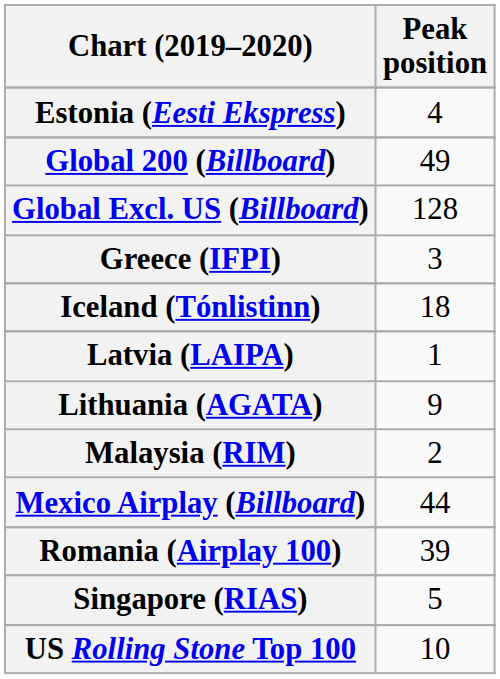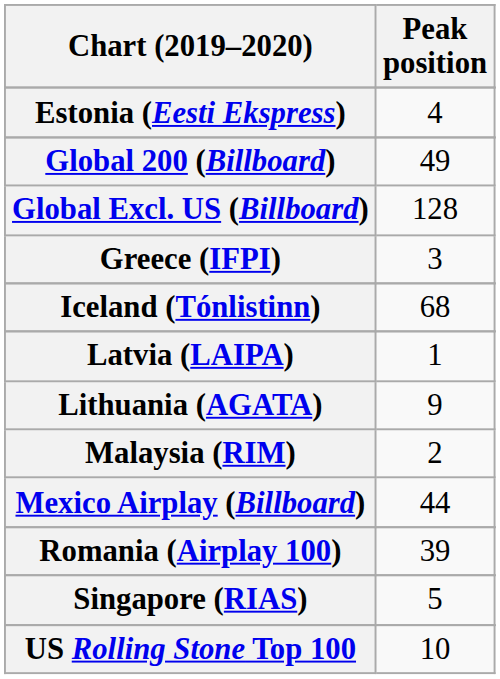(435, 307) 18 -> (435, 307) 68
